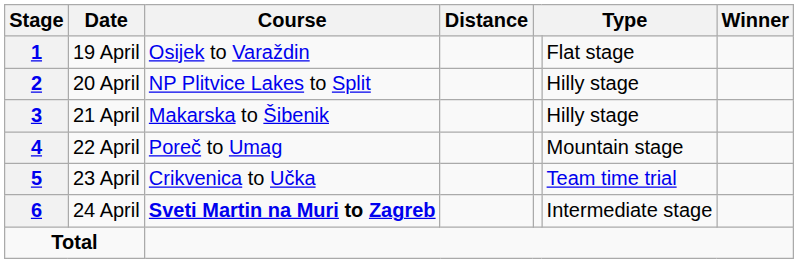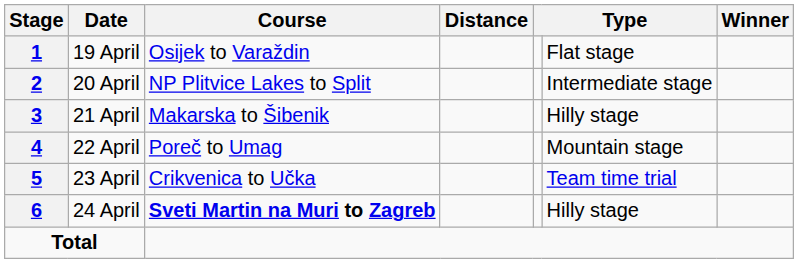(593, 83) Hilly stage -> (629, 83) Intermediate stage
(629, 210) Intermediate stage -> (593, 210) Hilly stage
